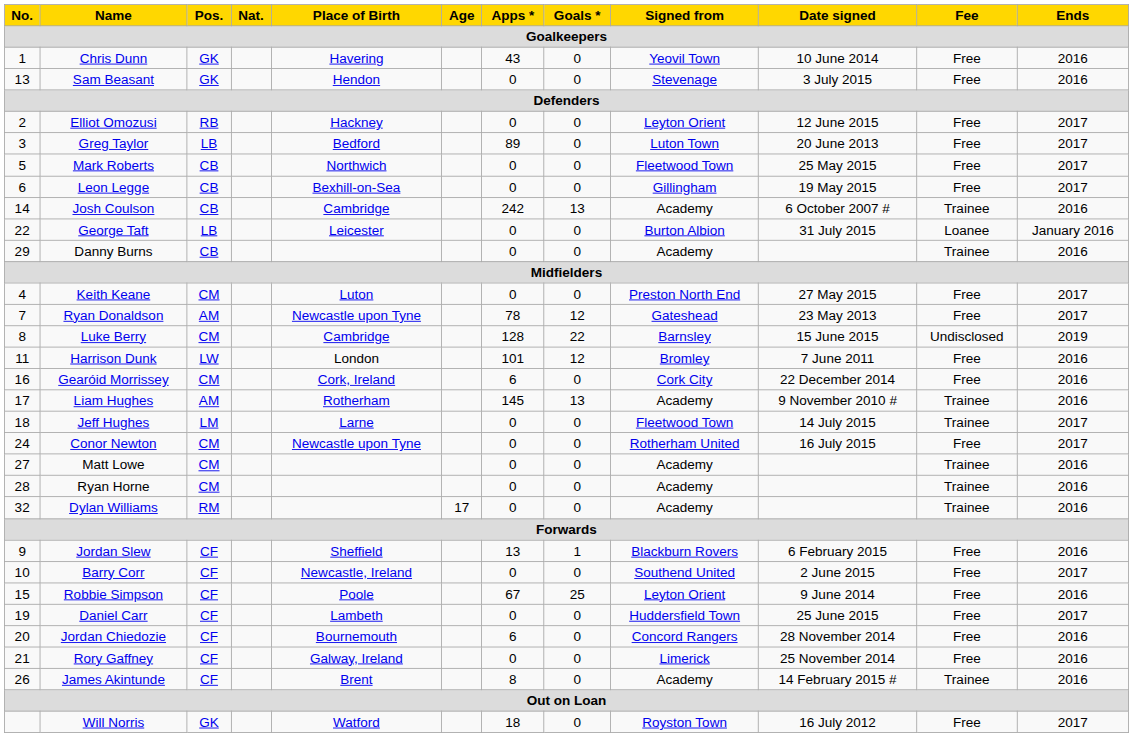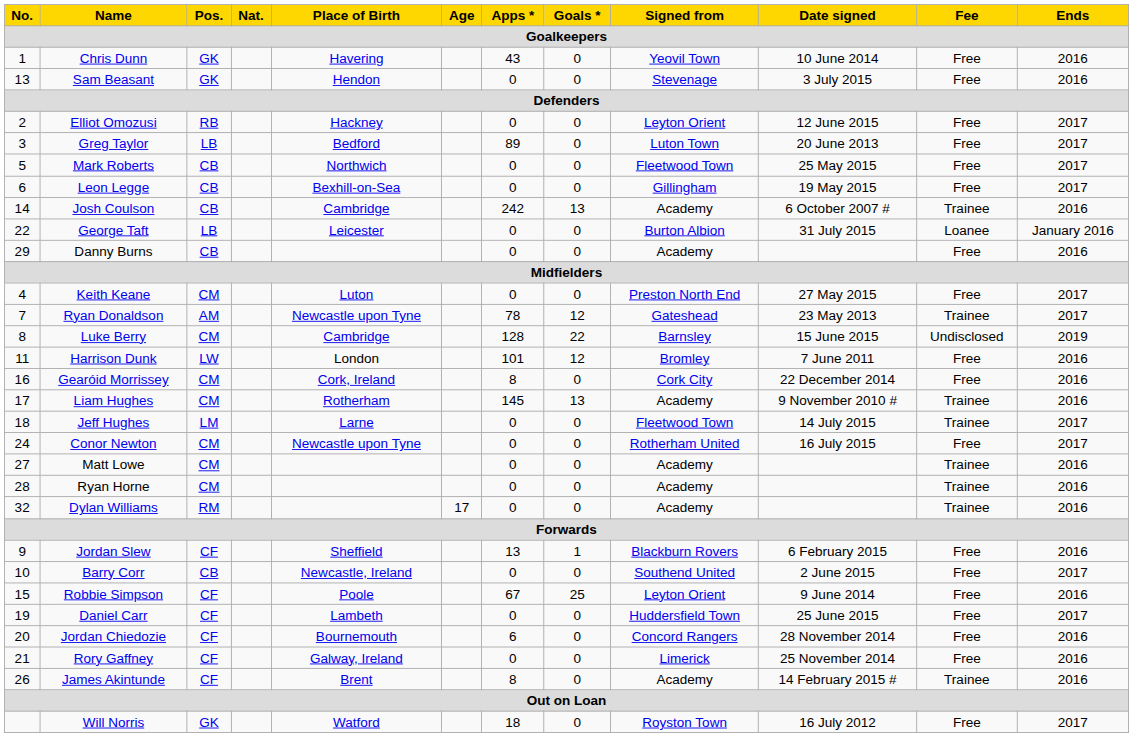(967, 251) Trainee -> (967, 251) Free
(967, 315) Free -> (967, 315) Trainee
(513, 379) 6 -> (513, 379) 8
(209, 401) AM -> (209, 401) CM
(209, 572) CF -> (209, 572) CB
